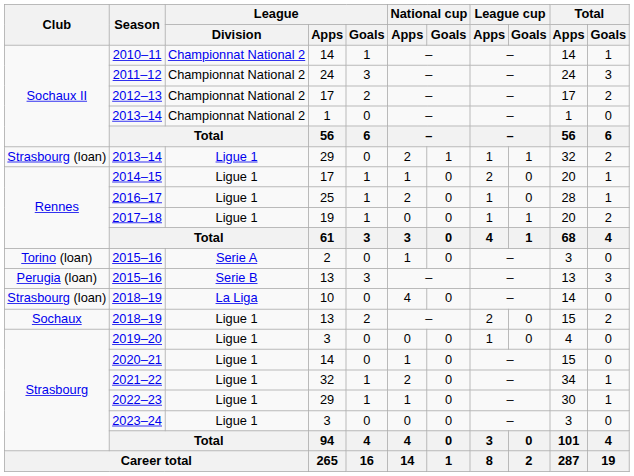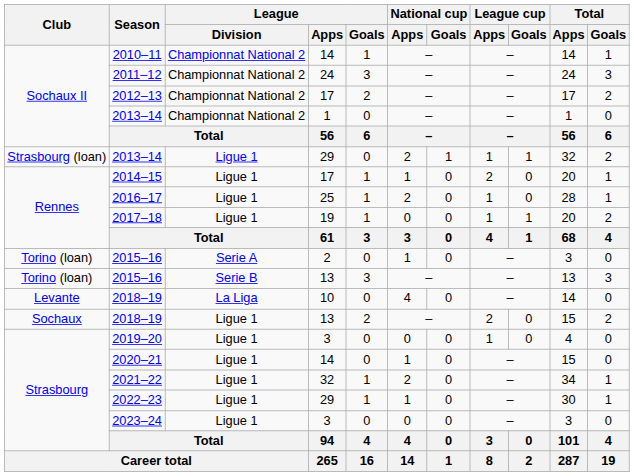(57, 278) Perugia (loan) -> (57, 278) Torino (loan)
(57, 298) Strasbourg (loan) -> (57, 298) Levante
